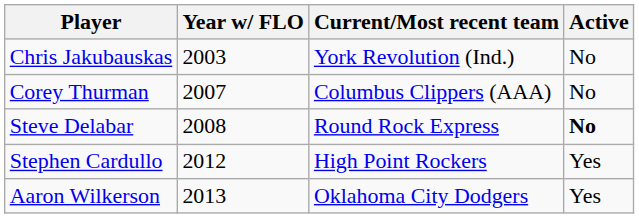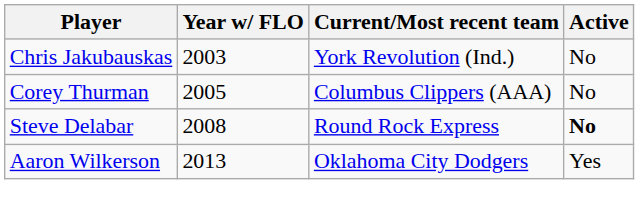(204, 91) 2007 -> (204, 91) 2005
- row: (86, 160)
